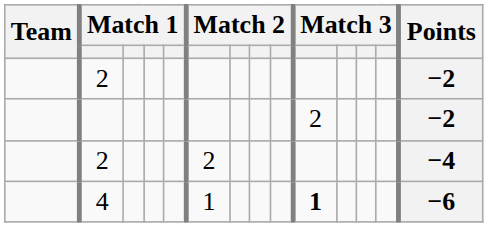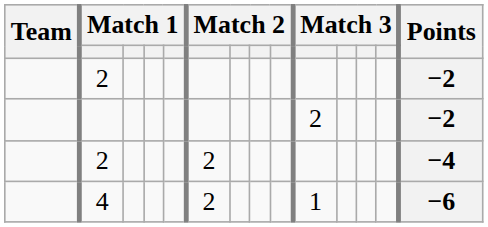(209, 201) 1 -> (209, 201) 2
(315, 201) bold -> (315, 201) normal
